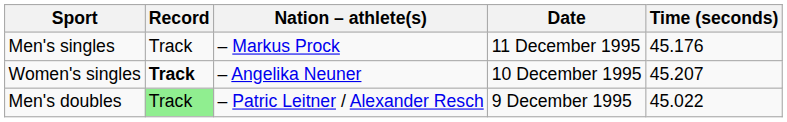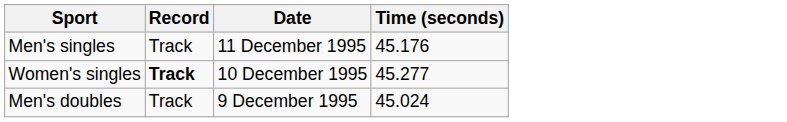- column: (351, 18)
(677, 74) 45.207 -> (402, 74) 45.277
(171, 102) lightgreen background -> (171, 102) no background
(677, 102) 45.022 -> (402, 102) 45.024
